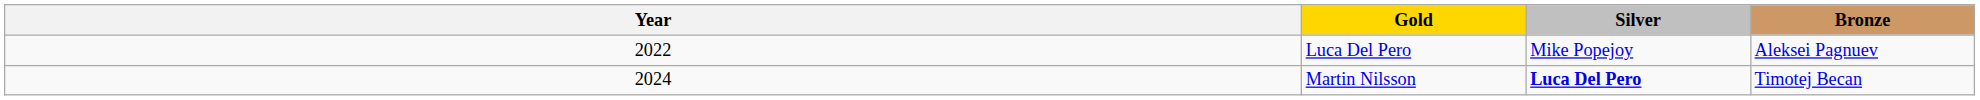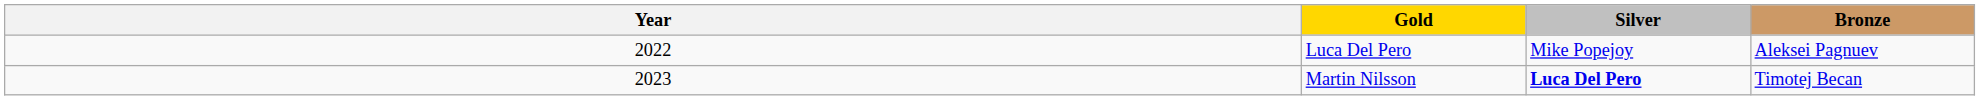(653, 80) 2024 -> (653, 80) 2023
